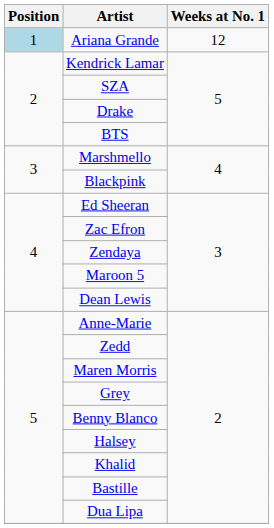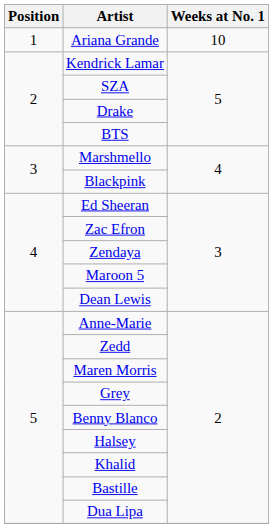(34, 39) lightblue background -> (34, 39) no background
(218, 39) 12 -> (218, 39) 10
